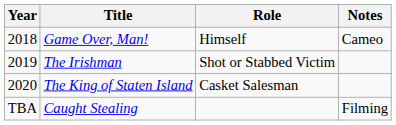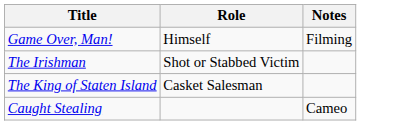- column: (22, 16)
(362, 39) Cameo -> (329, 39) Filming
(365, 108) Filming -> (327, 108) Cameo
